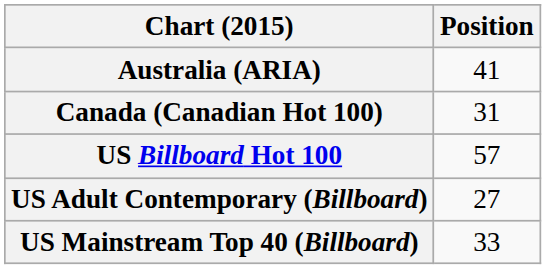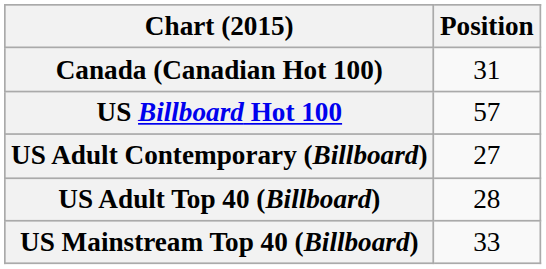- row: (219, 69)
+ row: (219, 198)
